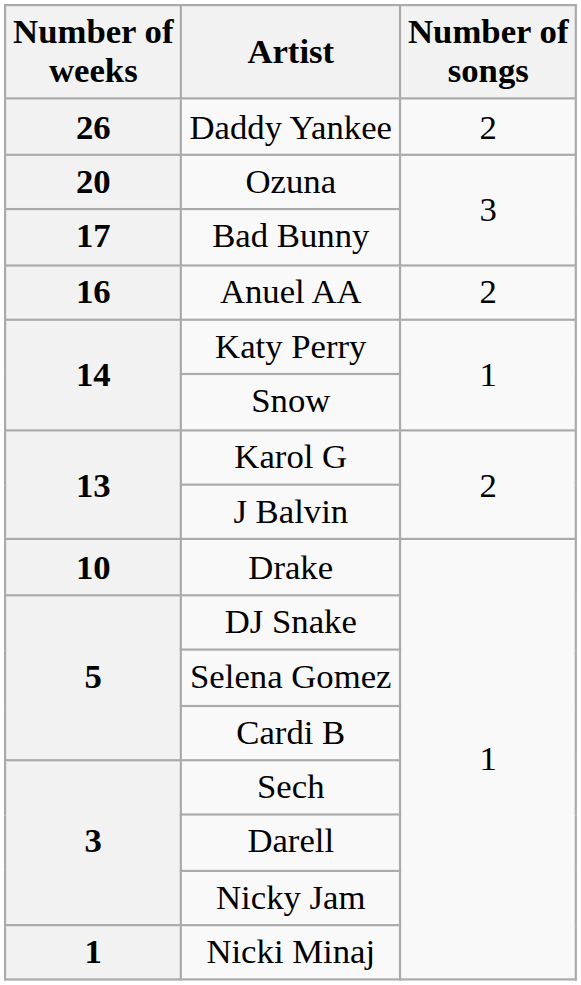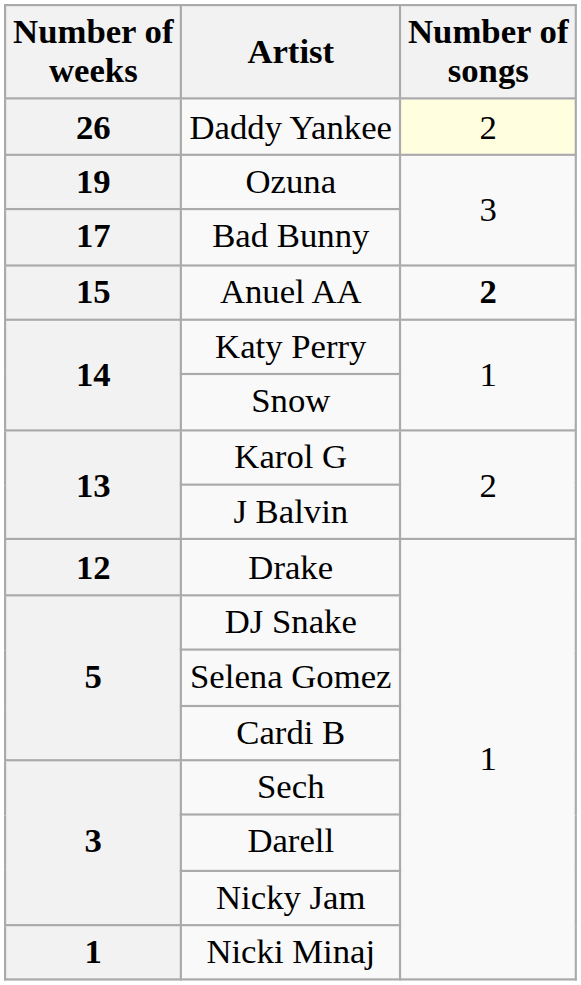(488, 126) no background -> (488, 126) lightyellow background
(93, 181) 20 -> (93, 181) 19
(93, 291) 16 -> (93, 291) 15
(488, 291) normal -> (488, 291) bold
(93, 566) 10 -> (93, 566) 12
